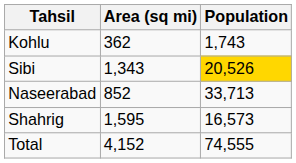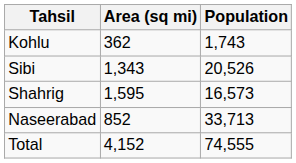(229, 68) gold background -> (229, 68) no background
rows swapped: (36, 119) <-> (52, 94)
